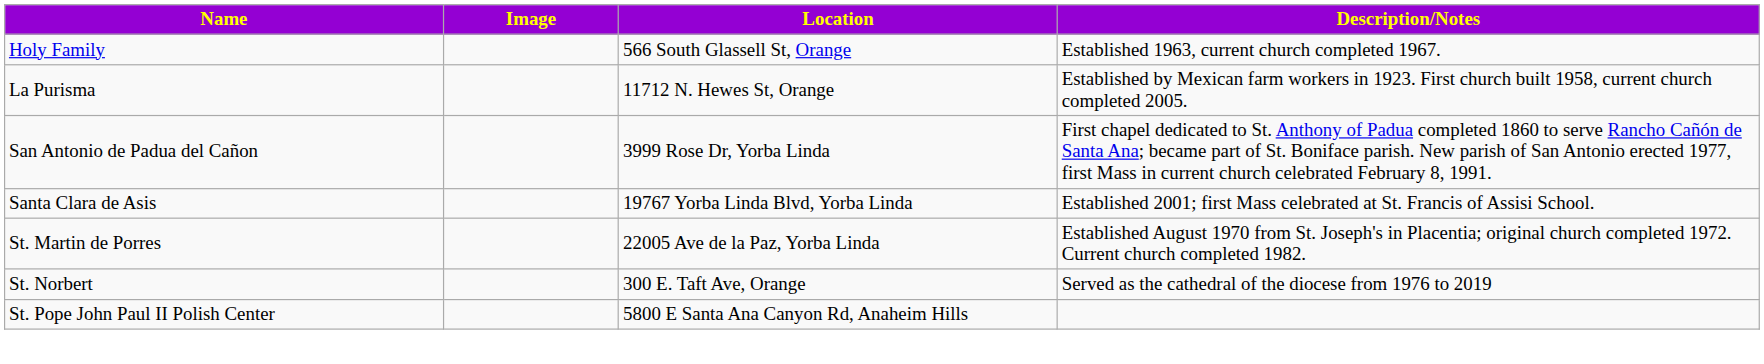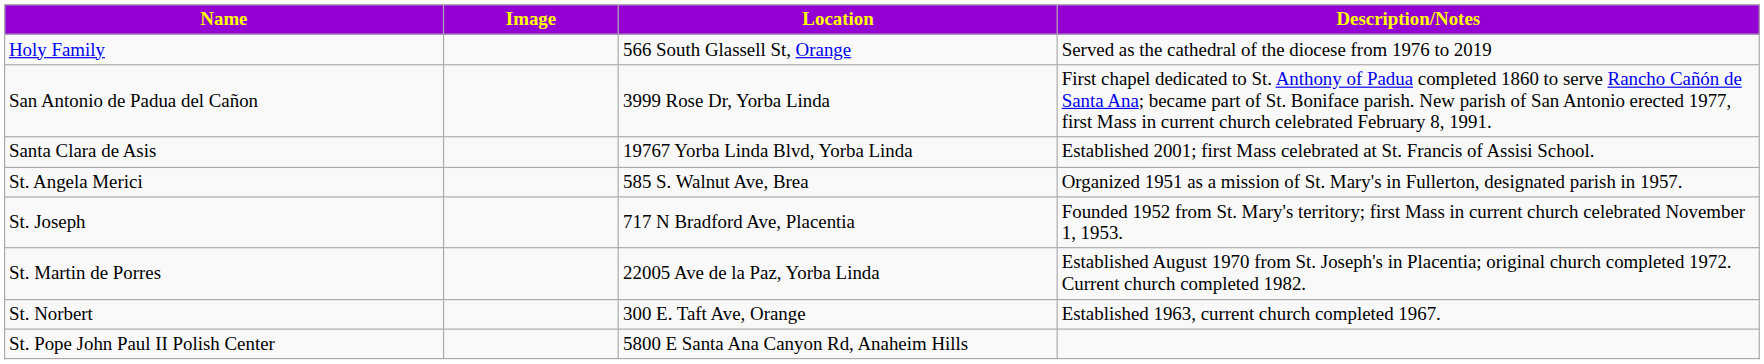(1251, 49) Established 1963, current church completed 1967. -> (1277, 49) Served as the cathedral of the diocese from 1976 to 2019
- row: (52, 89)
+ row: (76, 181)
+ row: (47, 222)
(1277, 284) Served as the cathedral of the diocese from 1976 to 2019 -> (1251, 314) Established 1963, current church completed 1967.
